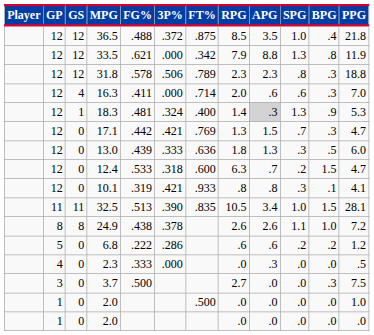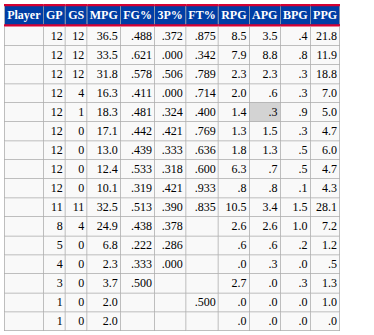- column: (295, 15)
(358, 112) 5.3 -> (330, 112) 5.0
(329, 169) 1.5 -> (303, 169) .5
(358, 188) 4.1 -> (330, 188) 4.3
(81, 226) 8 -> (81, 226) 4
(358, 283) 7.5 -> (330, 283) 1.3
